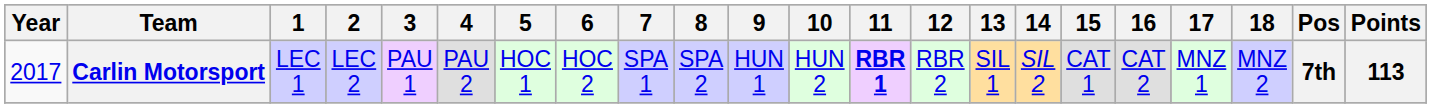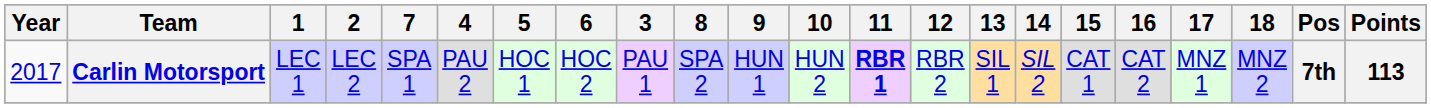columns swapped: (410, 23) <-> (646, 23)
